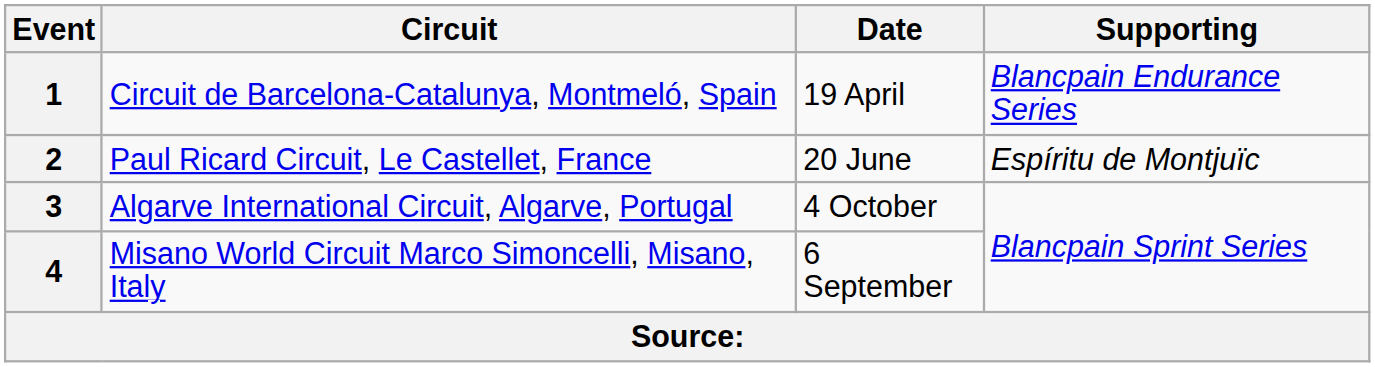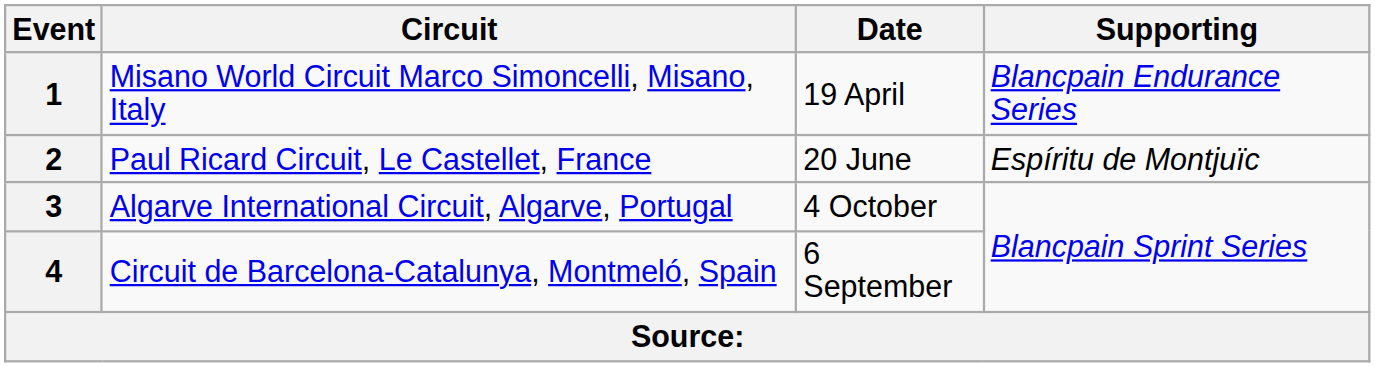(443, 94) Circuit de Barcelona-Catalunya, Montmeló, Spain -> (432, 94) Misano World Circuit Marco Simoncelli, Misano, Italy
(432, 271) Misano World Circuit Marco Simoncelli, Misano, Italy -> (443, 271) Circuit de Barcelona-Catalunya, Montmeló, Spain
